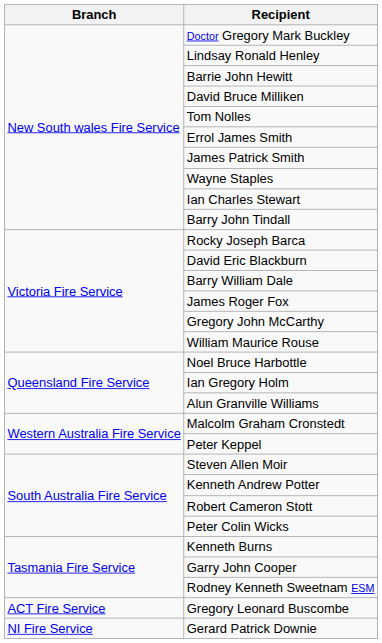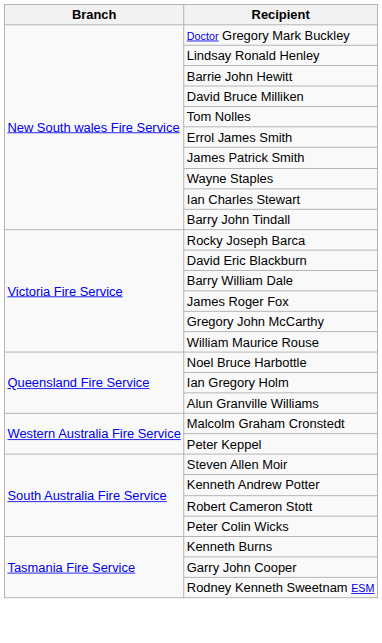- row: (268, 608)
- row: (252, 628)
